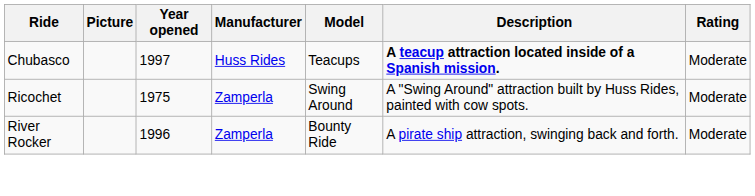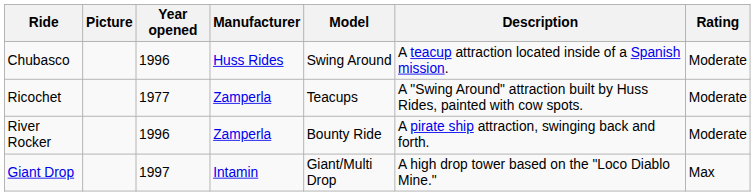(155, 60) 1997 -> (154, 60) 1996
(334, 60) Teacups -> (349, 60) Swing Around
(510, 60) bold -> (539, 60) normal
(155, 97) 1975 -> (154, 97) 1977
(330, 97) Swing Around -> (332, 97) Teacups
+ row: (41, 172)
